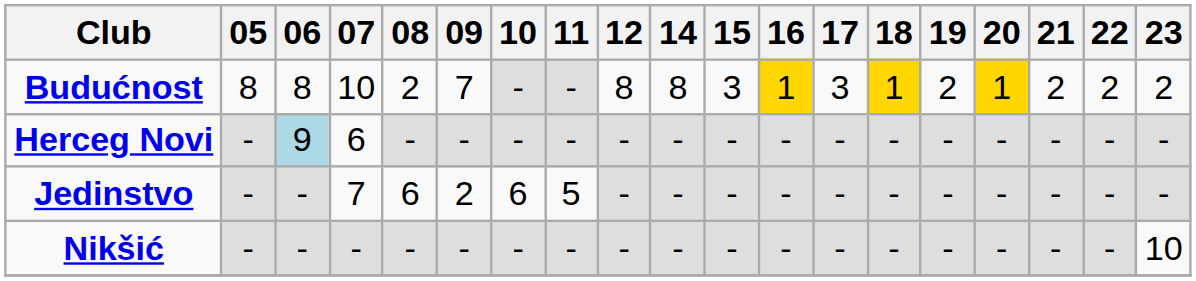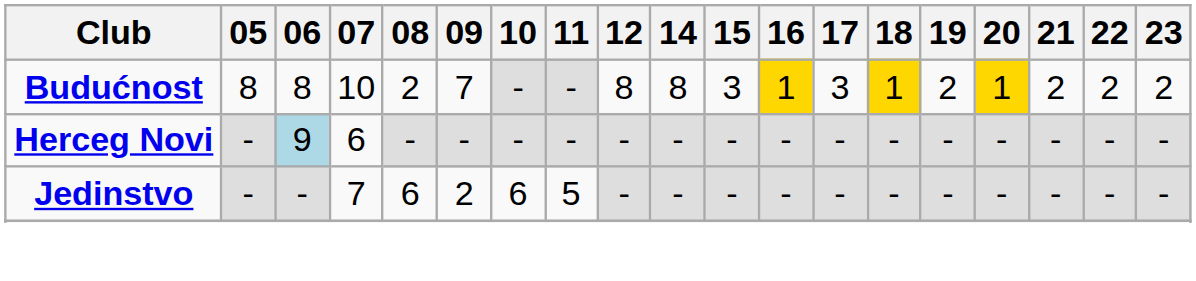- row: (114, 248)
